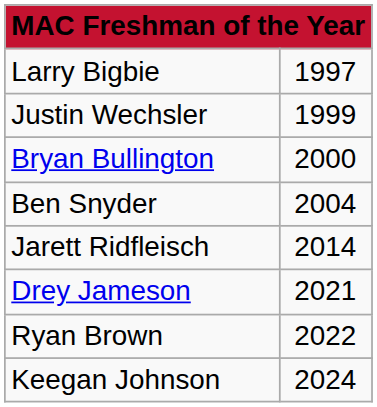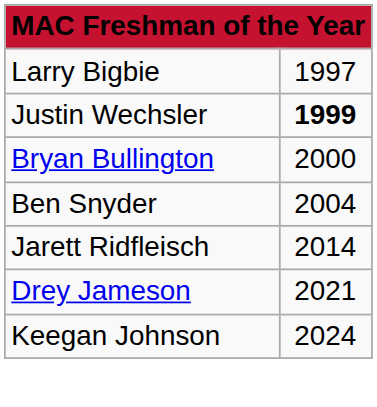(325, 114) normal -> (325, 114) bold
- row: (87, 335)
